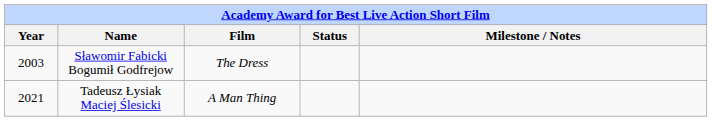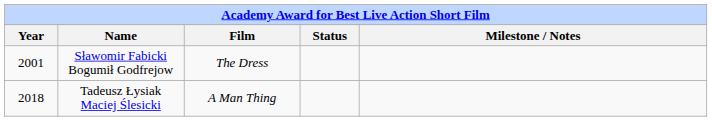(31, 63) 2003 -> (31, 63) 2001
(31, 98) 2021 -> (31, 98) 2018
